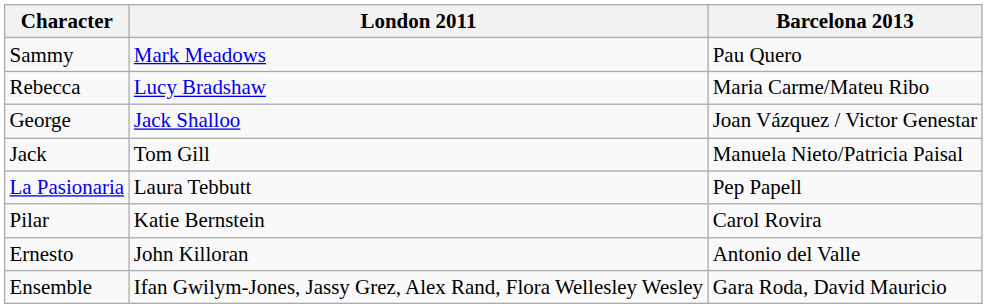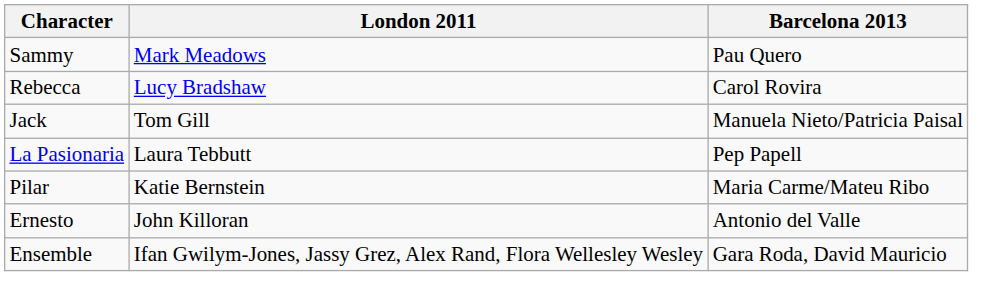(821, 87) Maria Carme/Mateu Ribo -> (767, 87) Carol Rovira
- row: (40, 120)
(767, 220) Carol Rovira -> (821, 187) Maria Carme/Mateu Ribo
